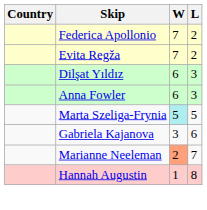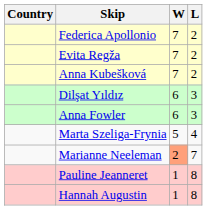+ row: (102, 74)
(176, 114) paleturquoise background -> (176, 134) no background
(194, 114) 5 -> (194, 134) 4
- row: (106, 134)
+ row: (103, 174)
